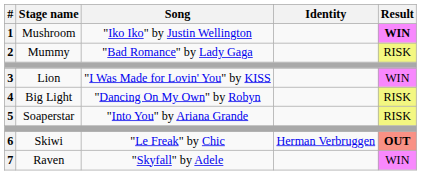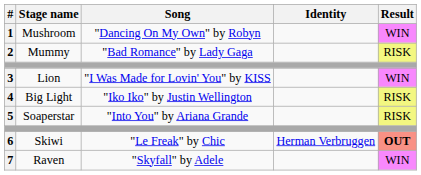(178, 33) "Iko Iko" by Justin Wellington -> (178, 33) "Dancing On My Own" by Robyn
(397, 33) bold -> (397, 33) normal
(178, 96) "Dancing On My Own" by Robyn -> (178, 96) "Iko Iko" by Justin Wellington
